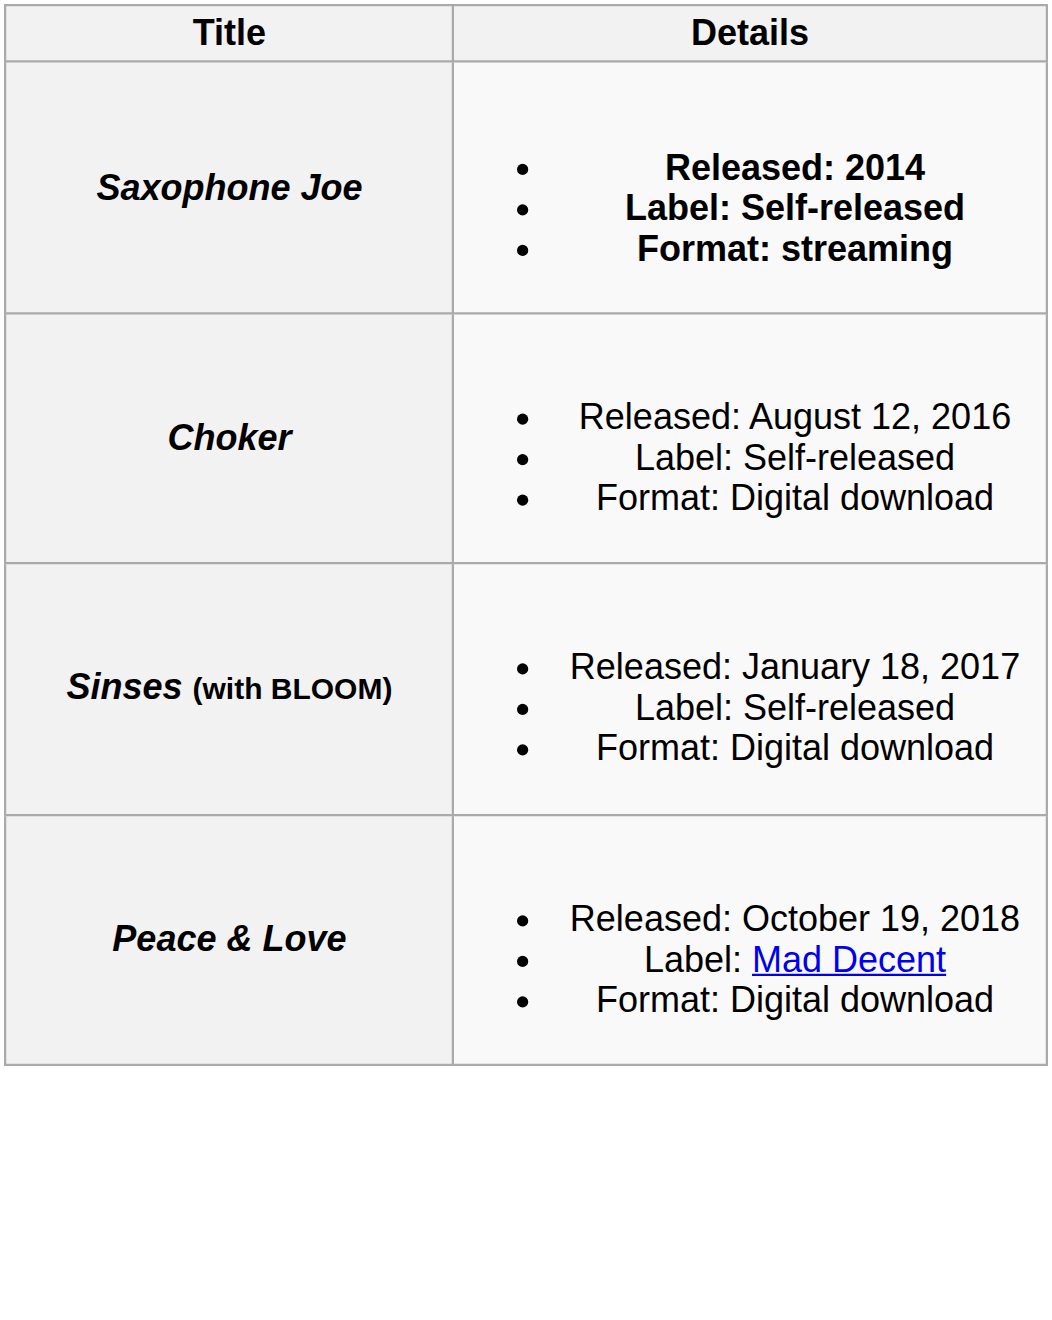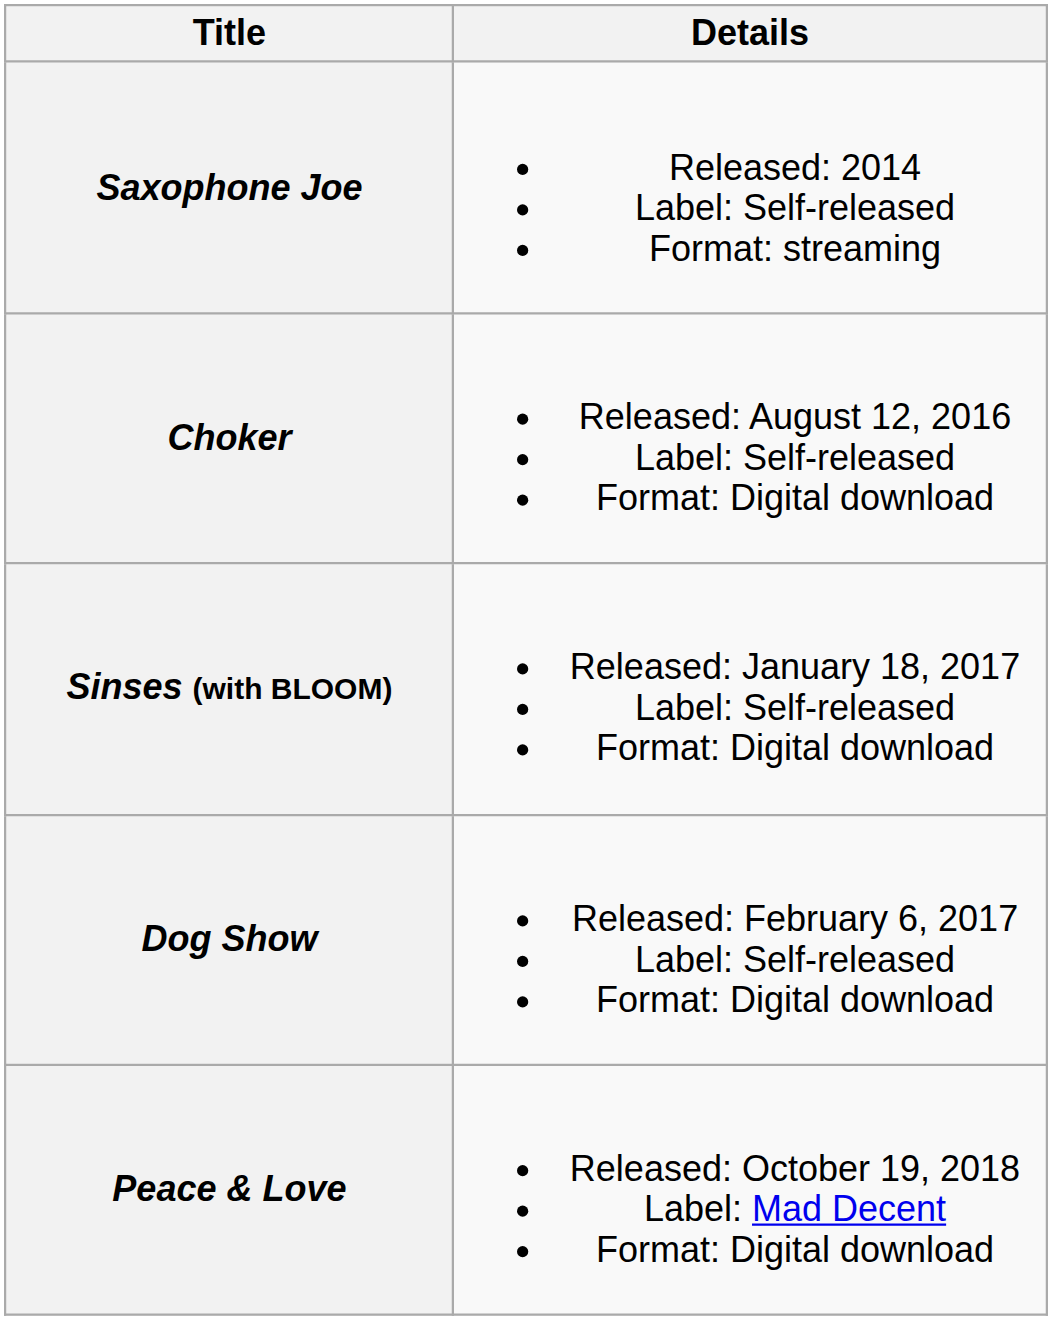(750, 208) bold -> (750, 208) normal
+ row: (229, 938)
